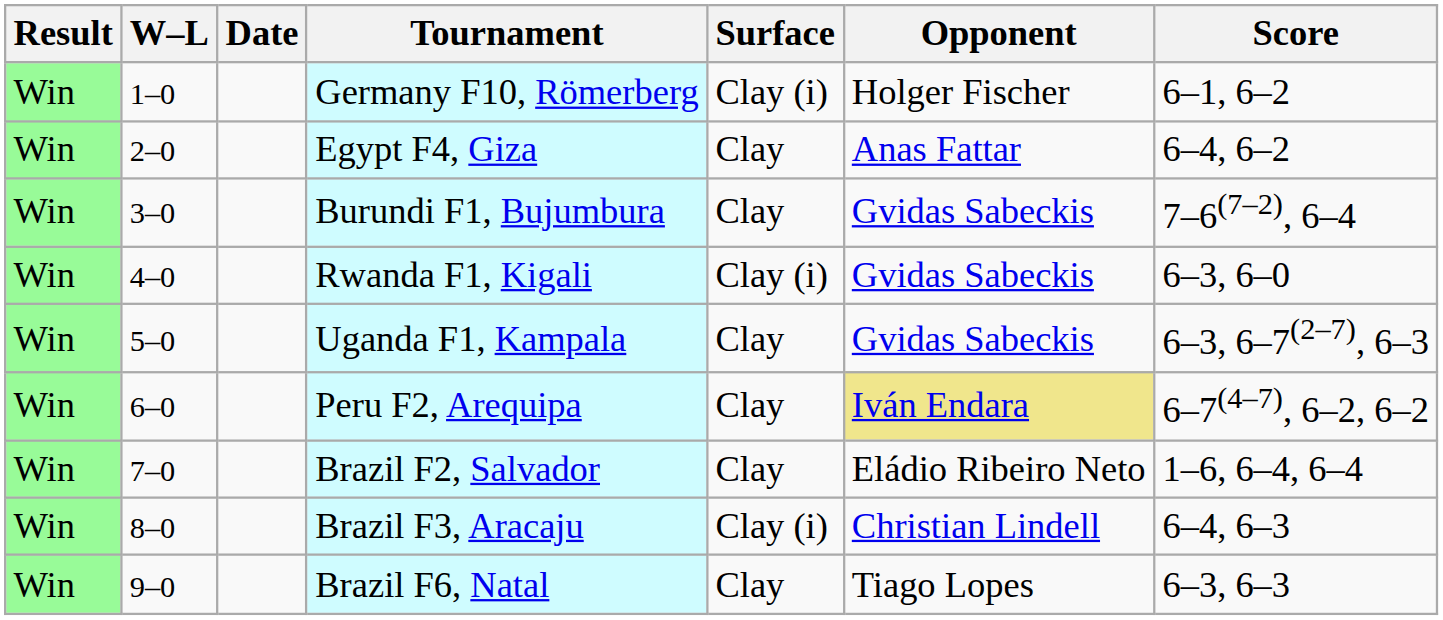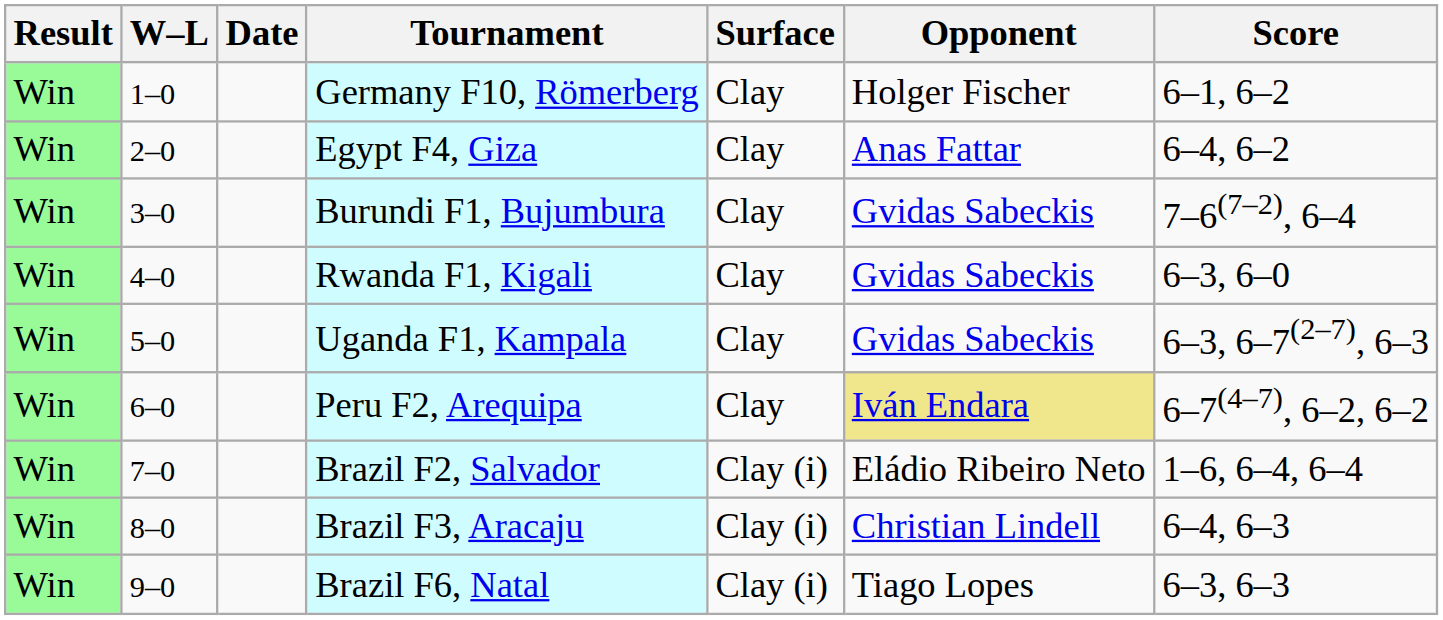(772, 91) Clay (i) -> (750, 91) Clay
(772, 274) Clay (i) -> (750, 274) Clay
(750, 468) Clay -> (772, 468) Clay (i)
(750, 583) Clay -> (772, 583) Clay (i)
